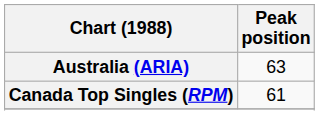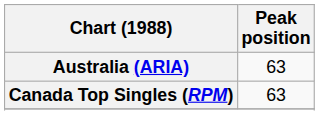(276, 94) 61 -> (276, 94) 63
